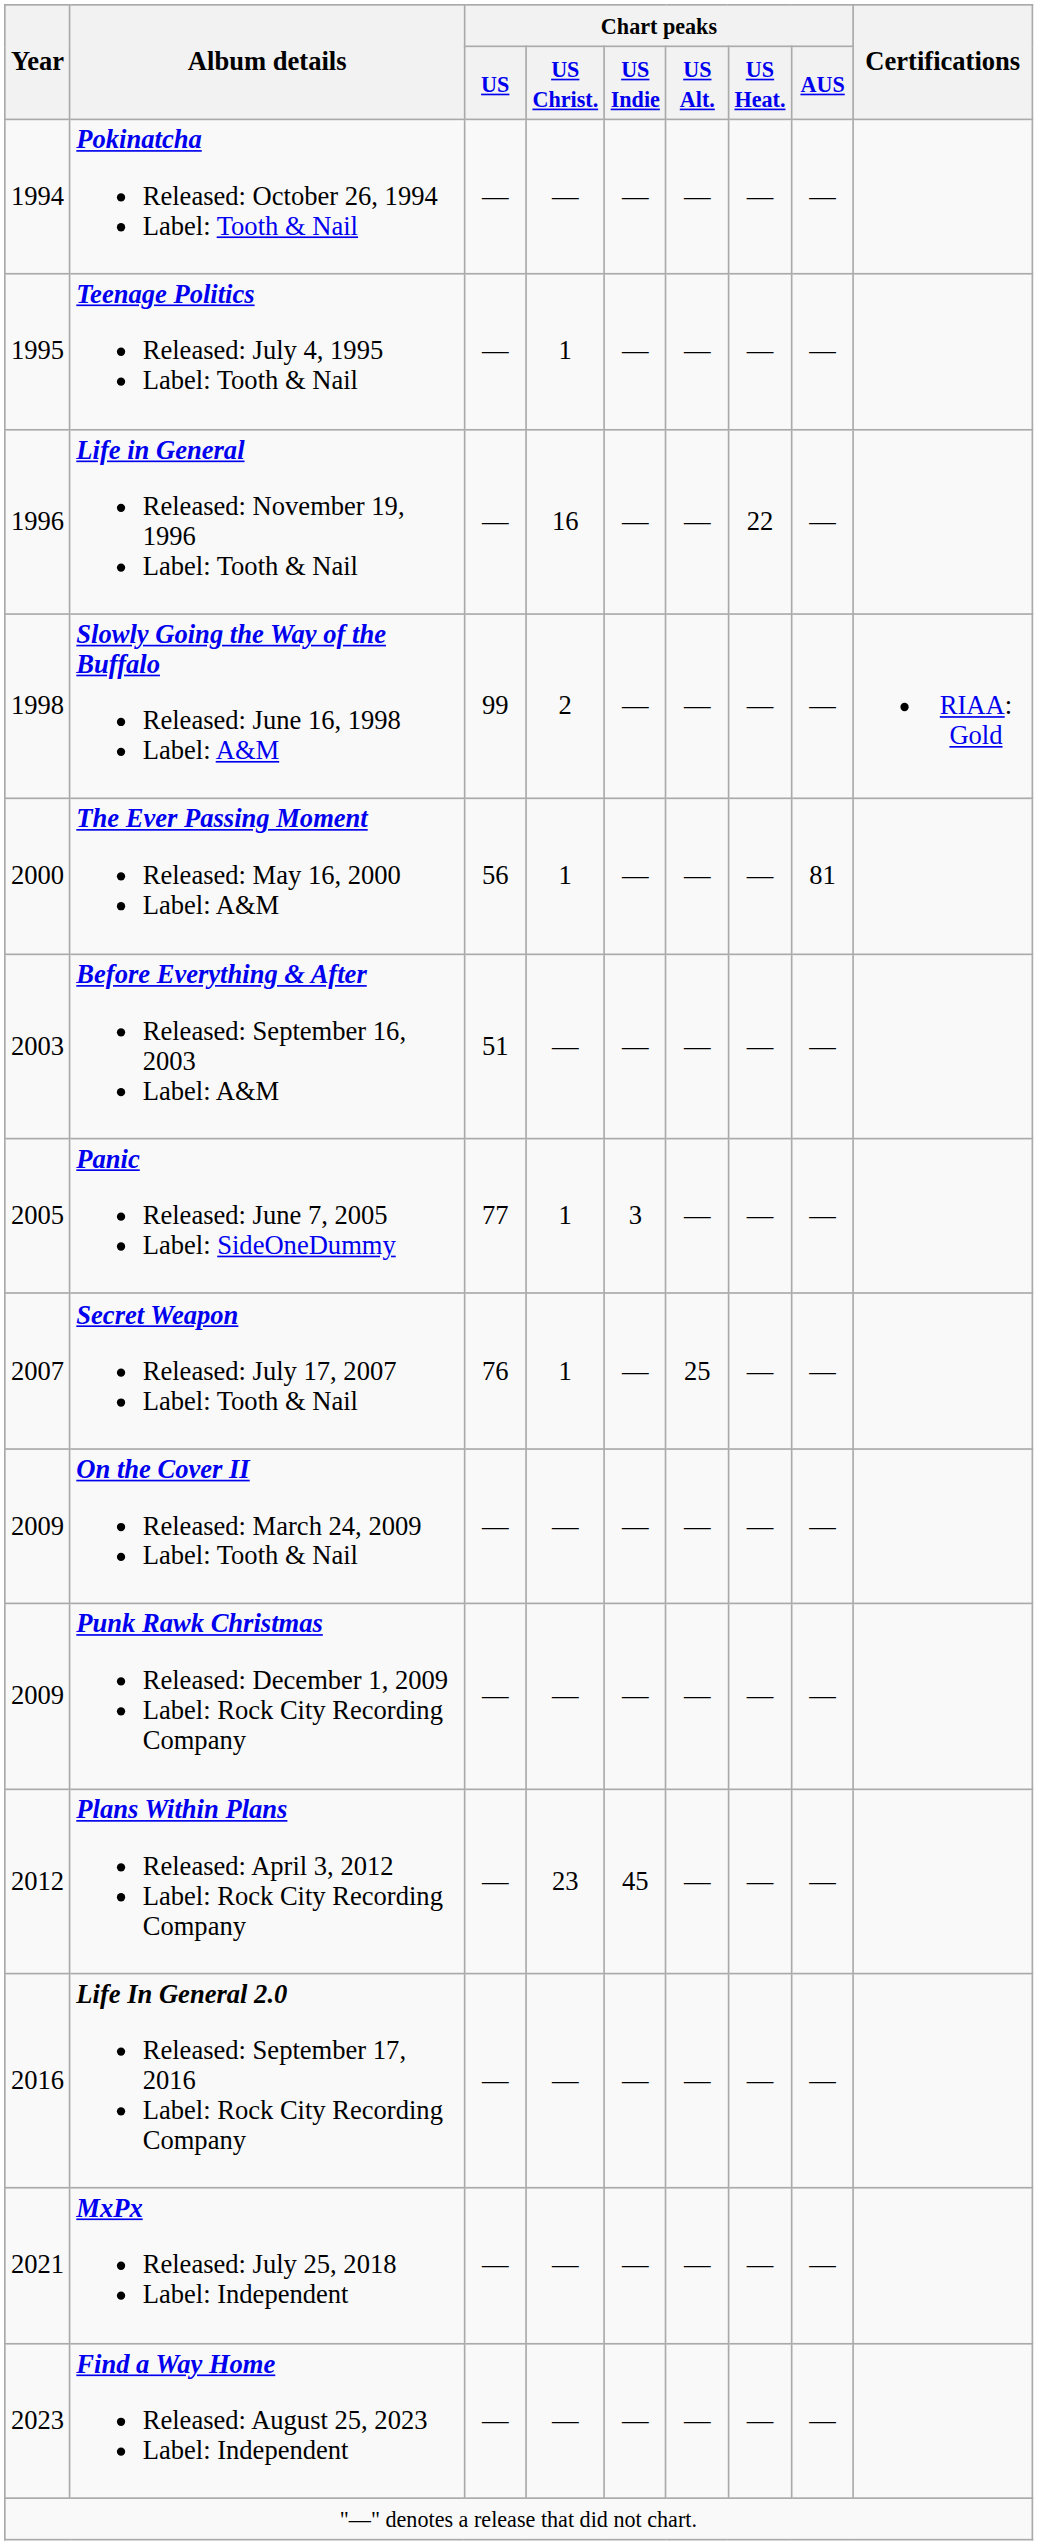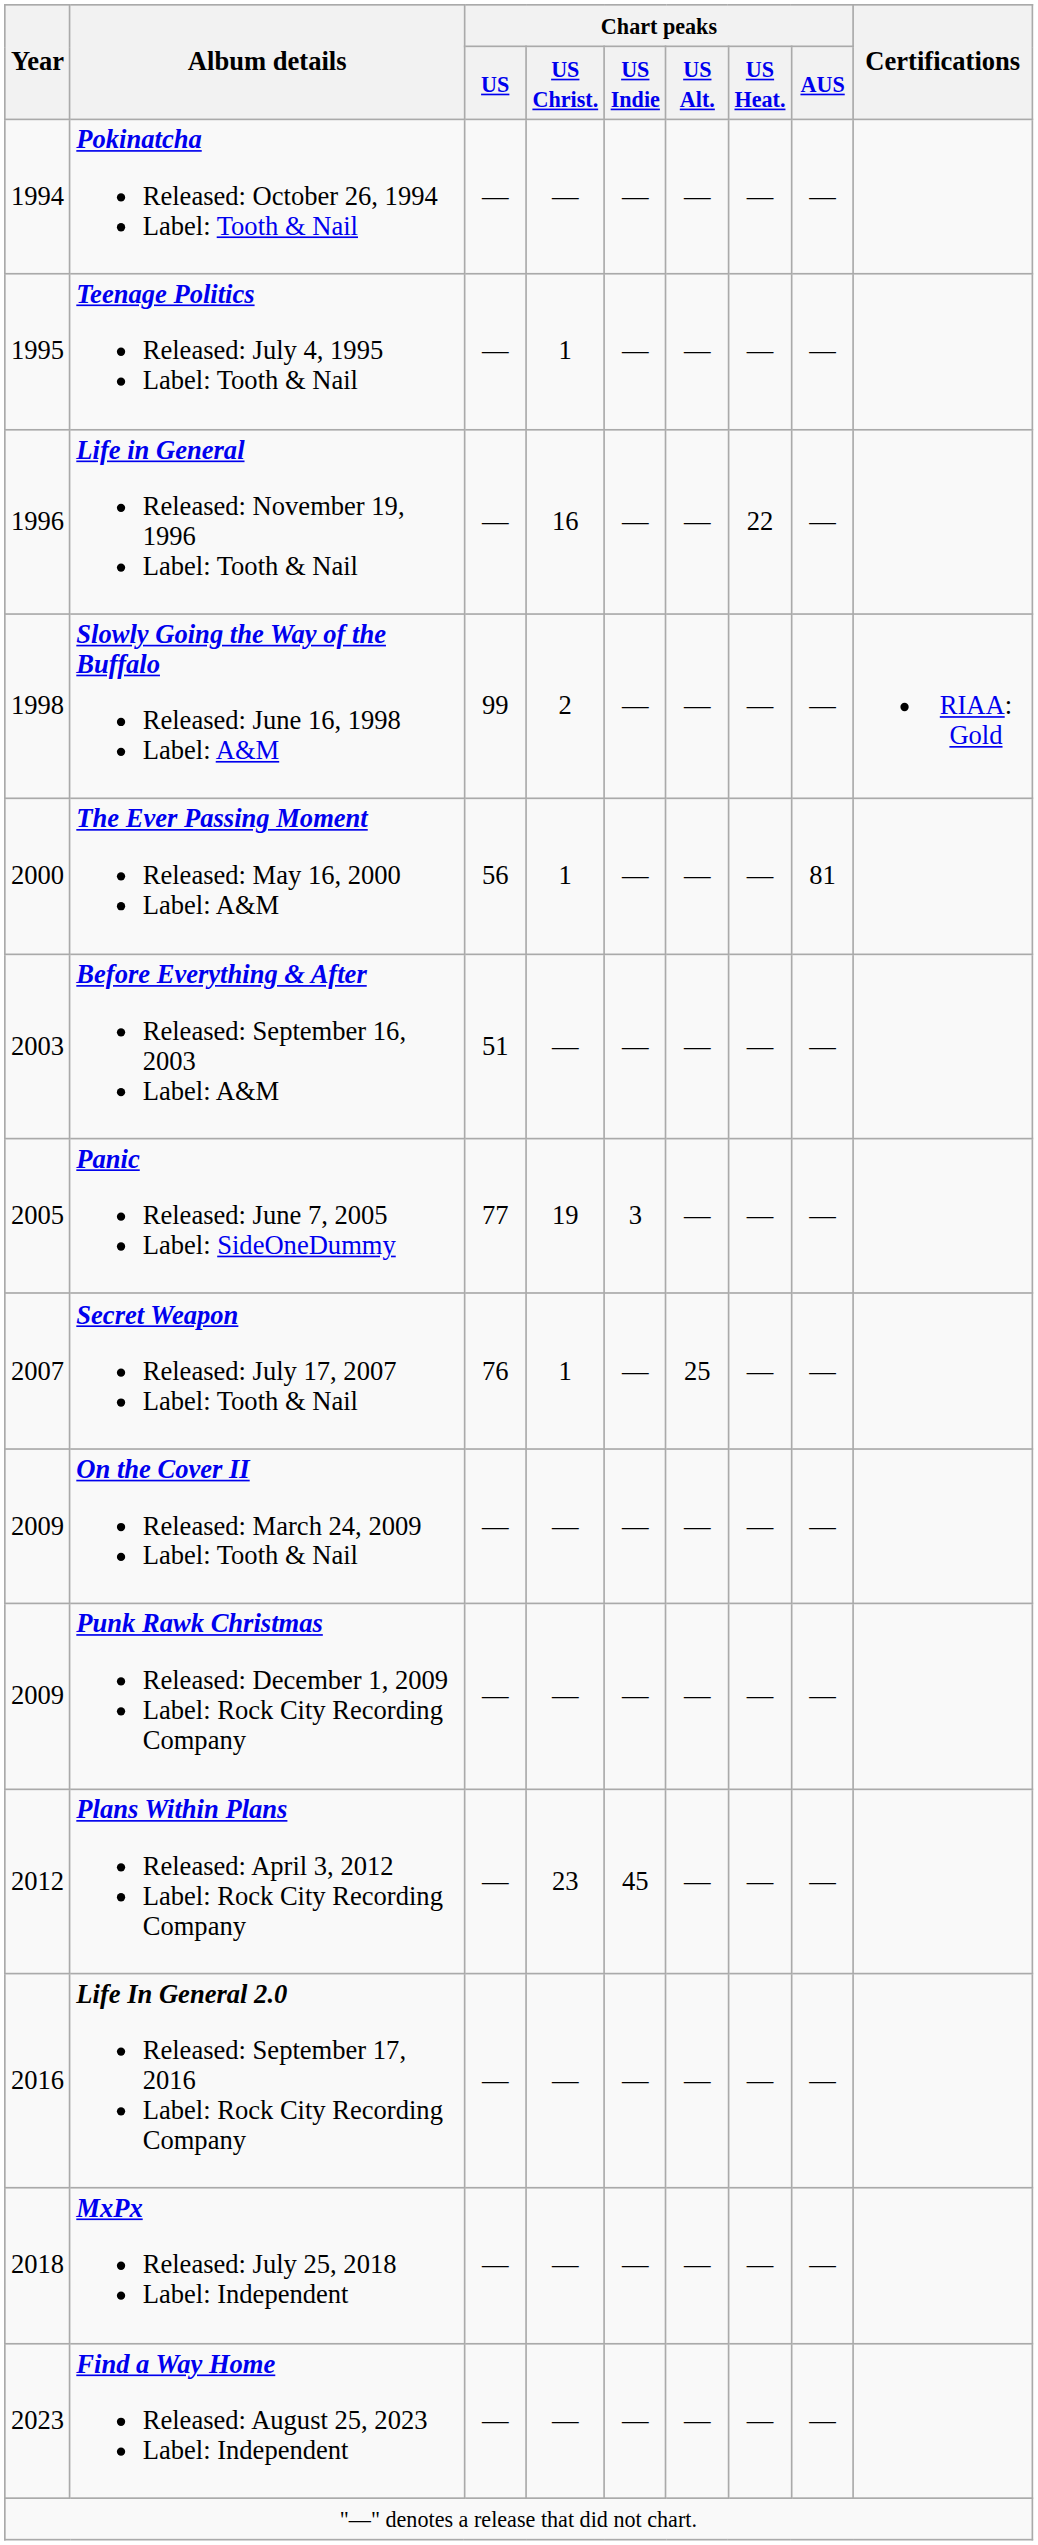(565, 1215) 1 -> (565, 1215) 19
(38, 2265) 2021 -> (38, 2265) 2018
